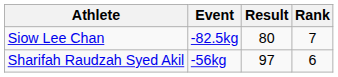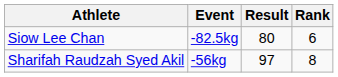(312, 38) 7 -> (312, 38) 6
(312, 60) 6 -> (312, 60) 8
